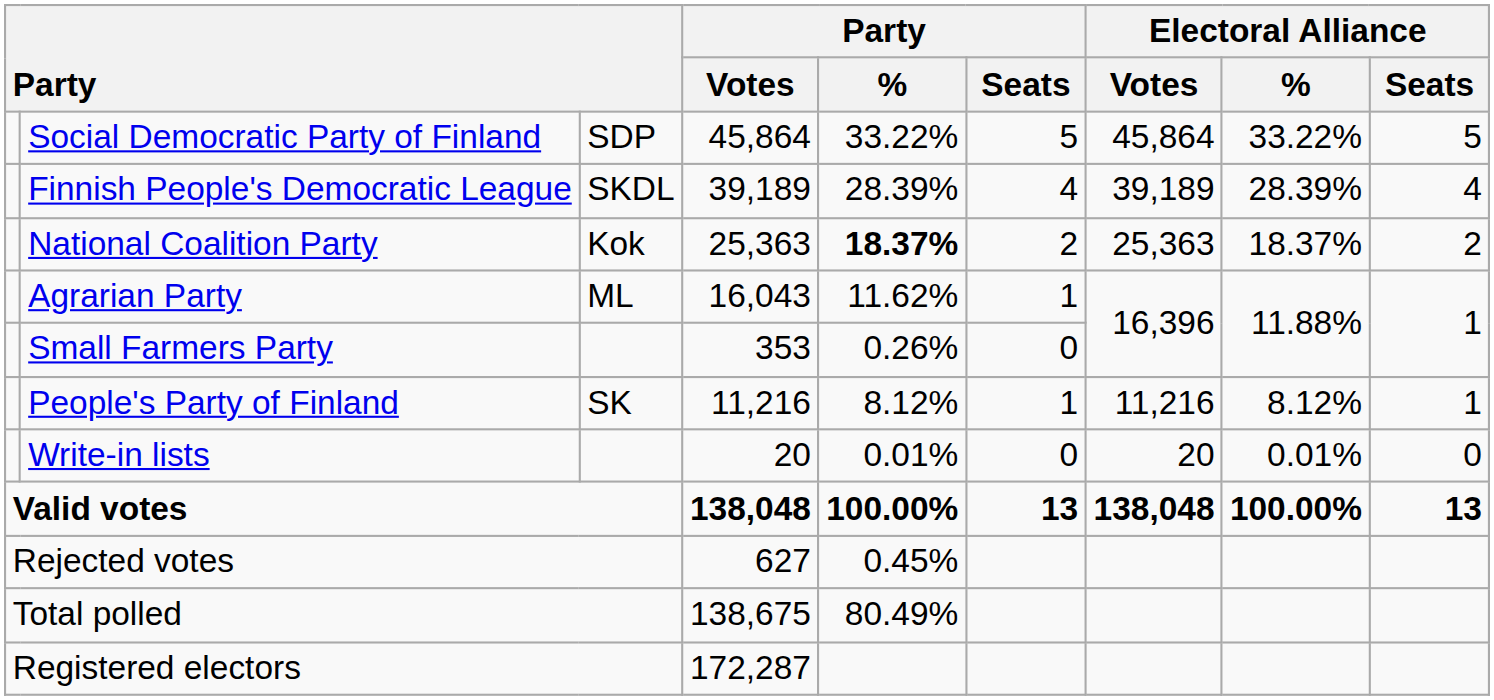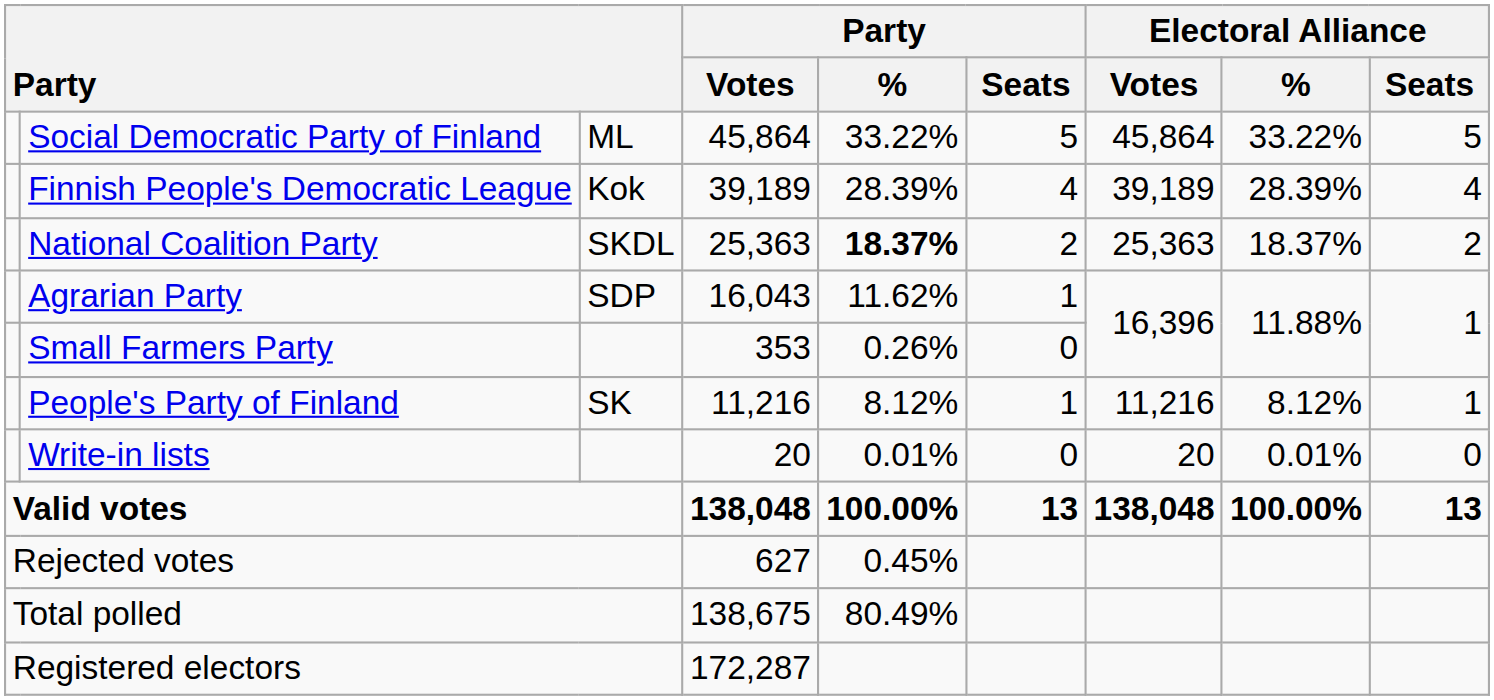(622, 137) SDP -> (610, 137) ML
(631, 190) SKDL -> (616, 190) Kok
(616, 243) Kok -> (631, 243) SKDL
(610, 296) ML -> (622, 296) SDP
